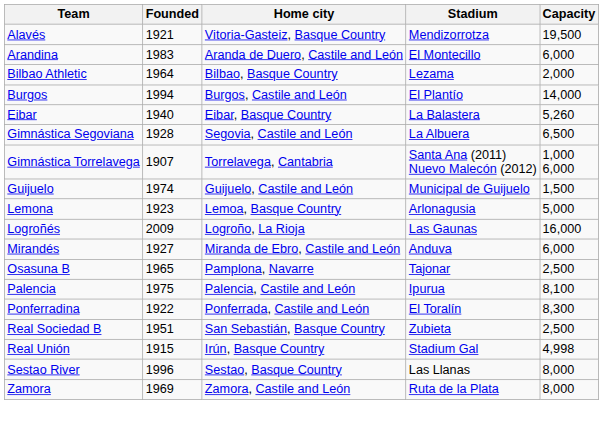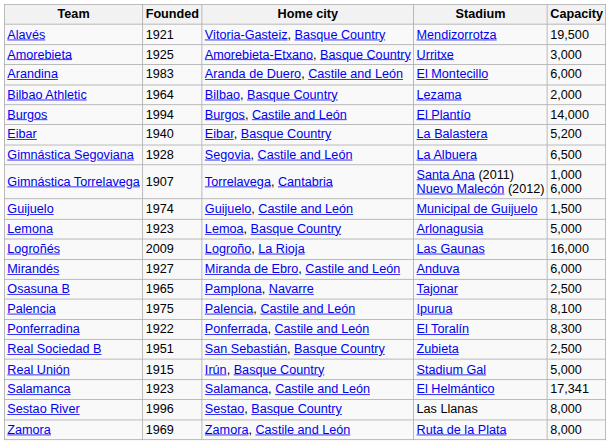+ row: (40, 54)
(558, 114) 5,260 -> (566, 134) 5,200
(558, 349) 4,998 -> (566, 369) 5,000
+ row: (39, 389)
